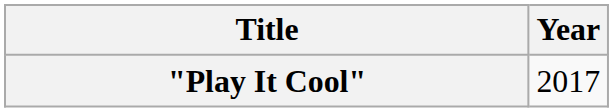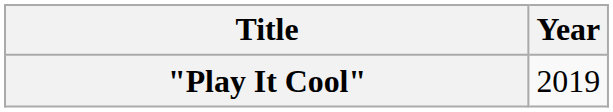(568, 80) 2017 -> (568, 80) 2019
